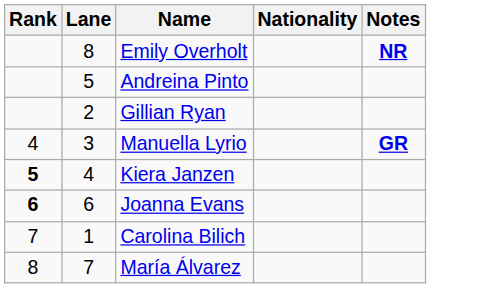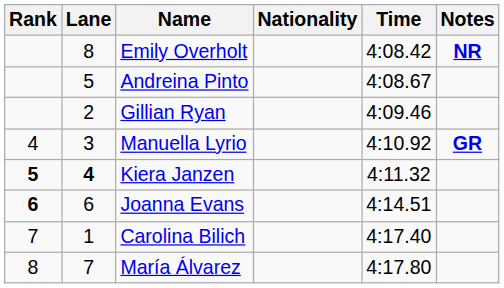+ column: (399, 19)
(89, 174) normal -> (89, 174) bold
